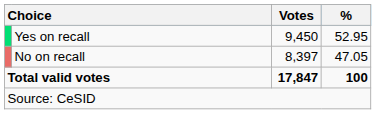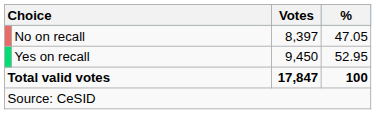rows swapped: (52, 36) <-> (50, 57)
